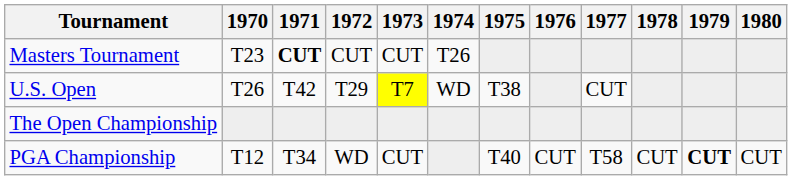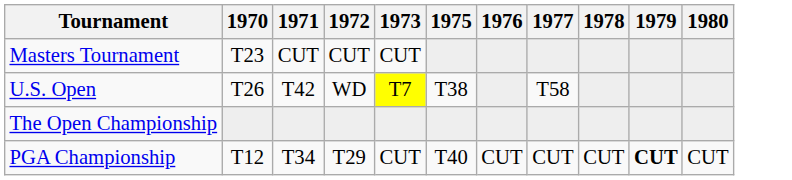- column: (453, 21)
(299, 55) bold -> (298, 55) normal
(352, 89) T29 -> (349, 89) WD
(606, 89) CUT -> (553, 89) T58
(352, 158) WD -> (349, 158) T29
(606, 158) T58 -> (553, 158) CUT
